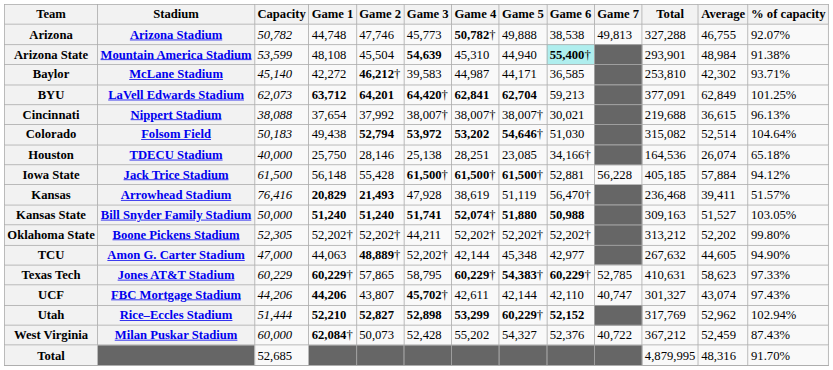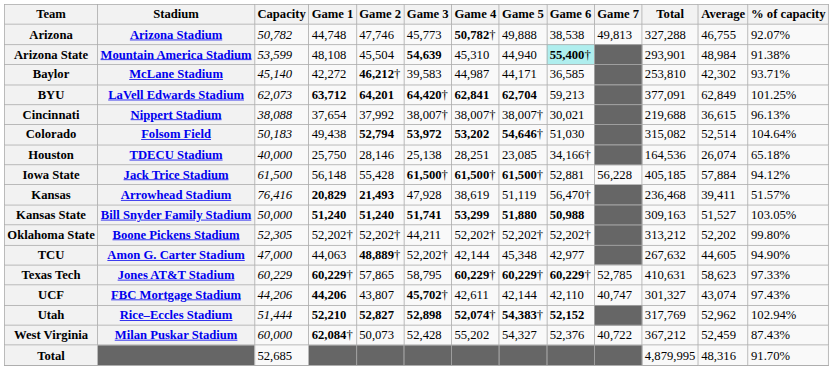(475, 214) 52,074† -> (472, 214) 53,299
(523, 275) 54,383† -> (523, 275) 60,229†
(472, 315) 53,299 -> (475, 315) 52,074†
(523, 315) 60,229† -> (523, 315) 54,383†
